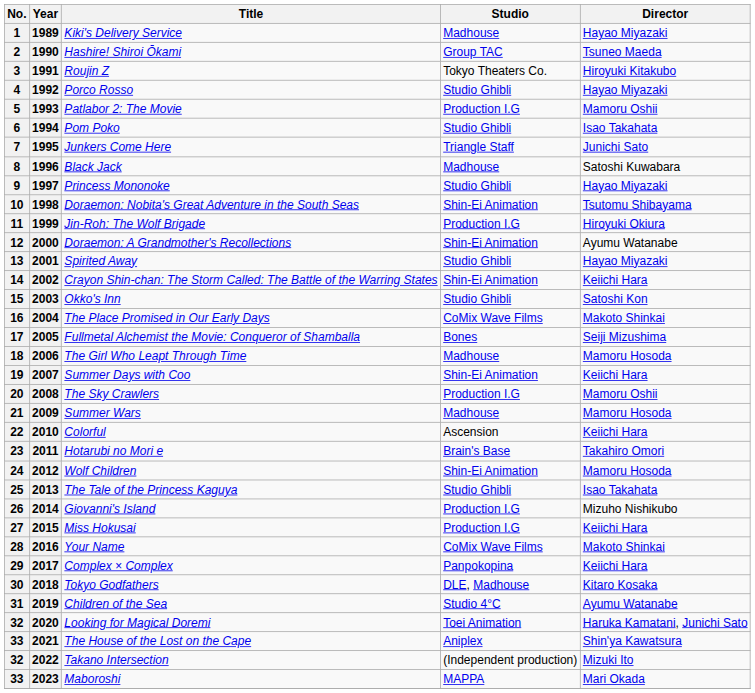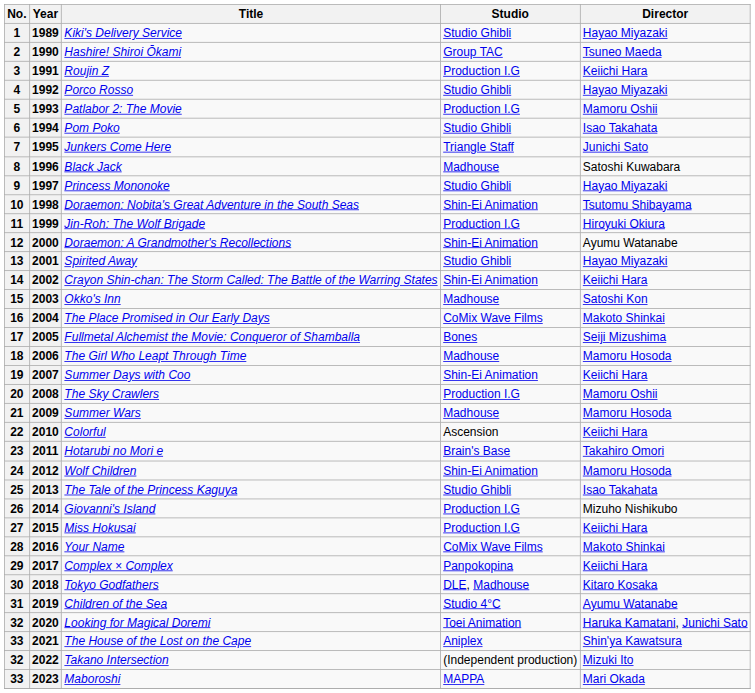(471, 33) Madhouse -> (477, 33) Studio Ghibli
(495, 71) Tokyo Theaters Co. -> (482, 71) Production I.G
(630, 71) Hiroyuki Kitakubo -> (615, 71) Keiichi Hara
(477, 299) Studio Ghibli -> (471, 299) Madhouse
